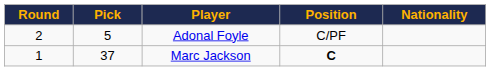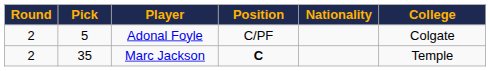+ column: (432, 14)
(39, 55) 1 -> (31, 55) 2
(108, 55) 37 -> (85, 55) 35
